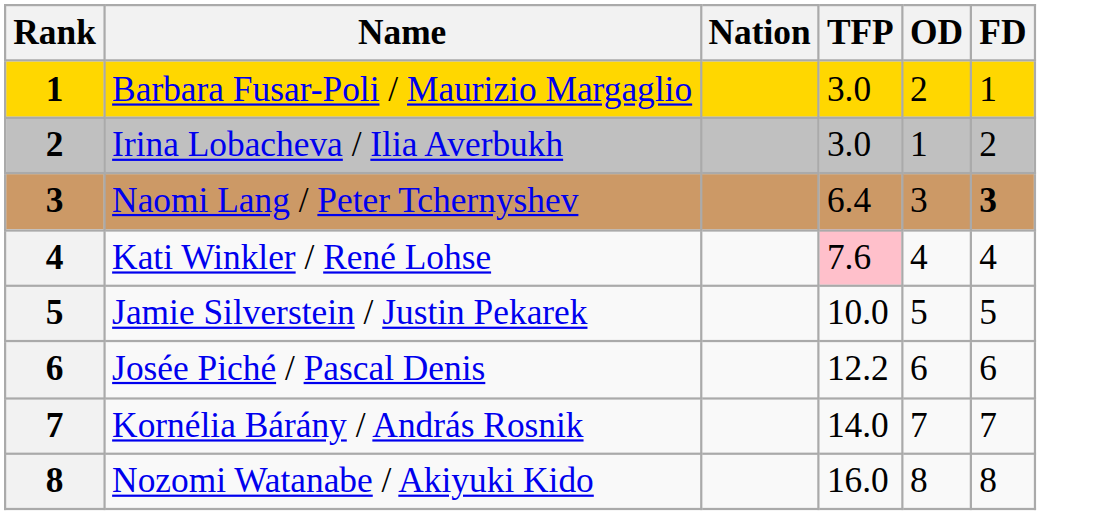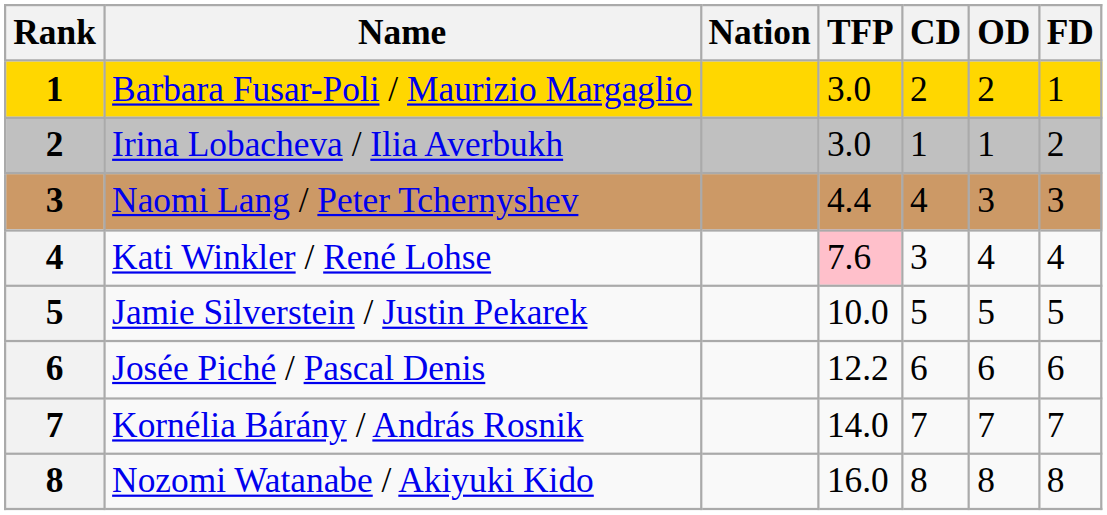+ column: (936, 32)
(849, 200) 6.4 -> (849, 200) 4.4
(988, 200) bold -> (1056, 200) normal
